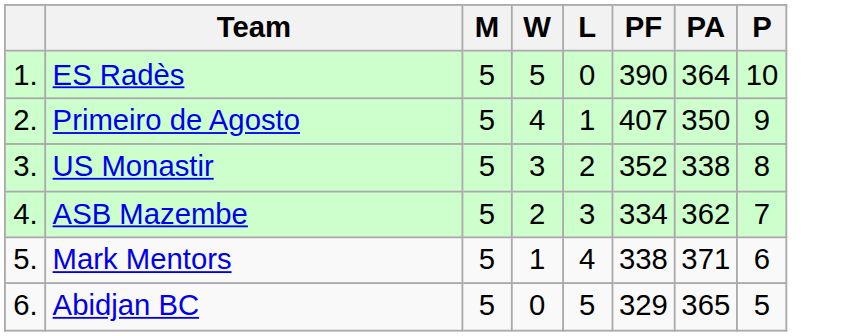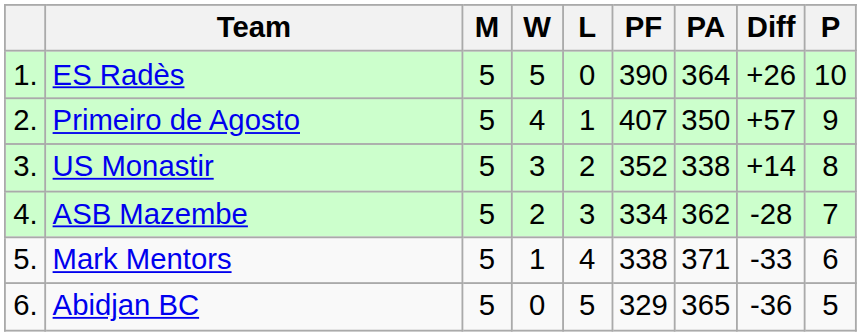+ column: (771, 27)
